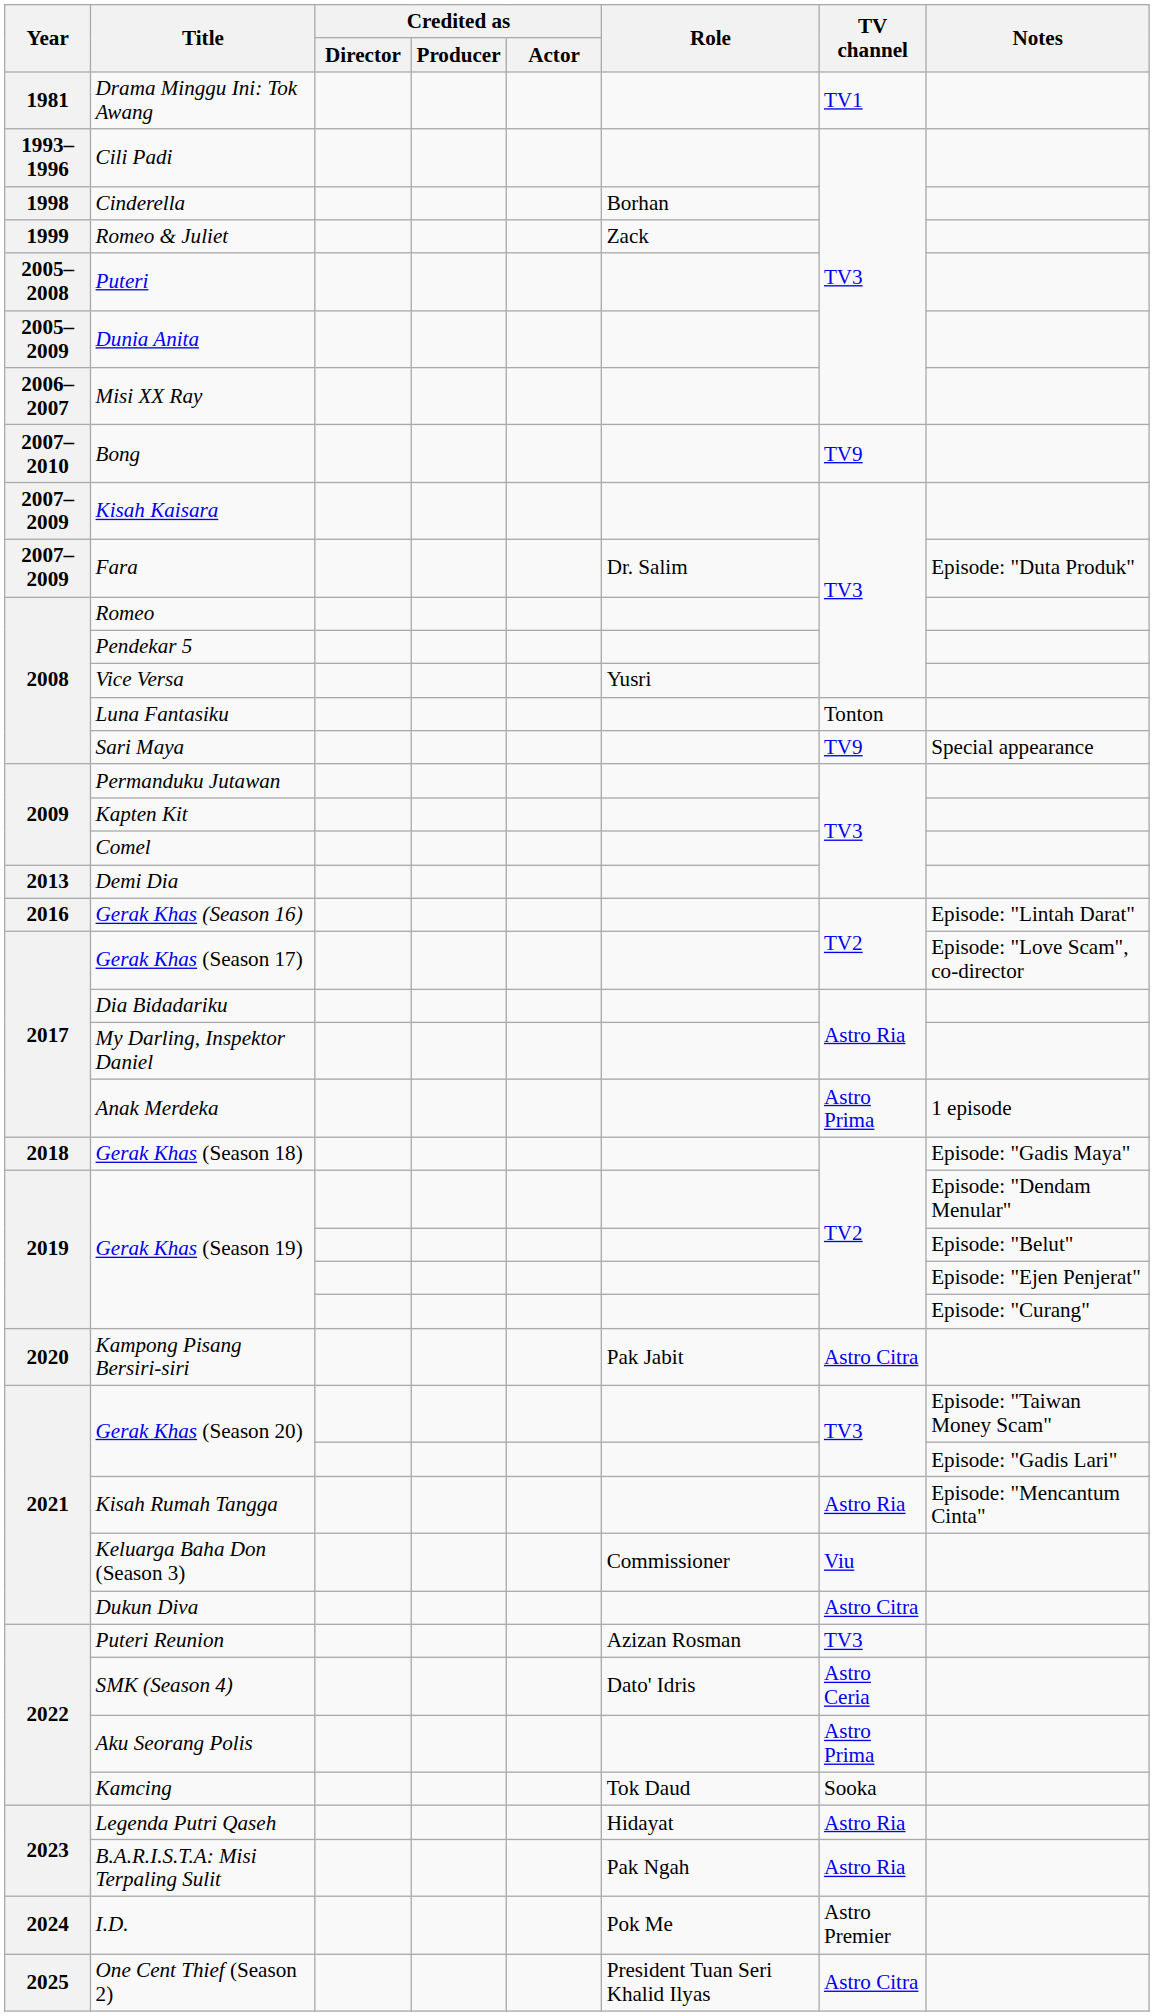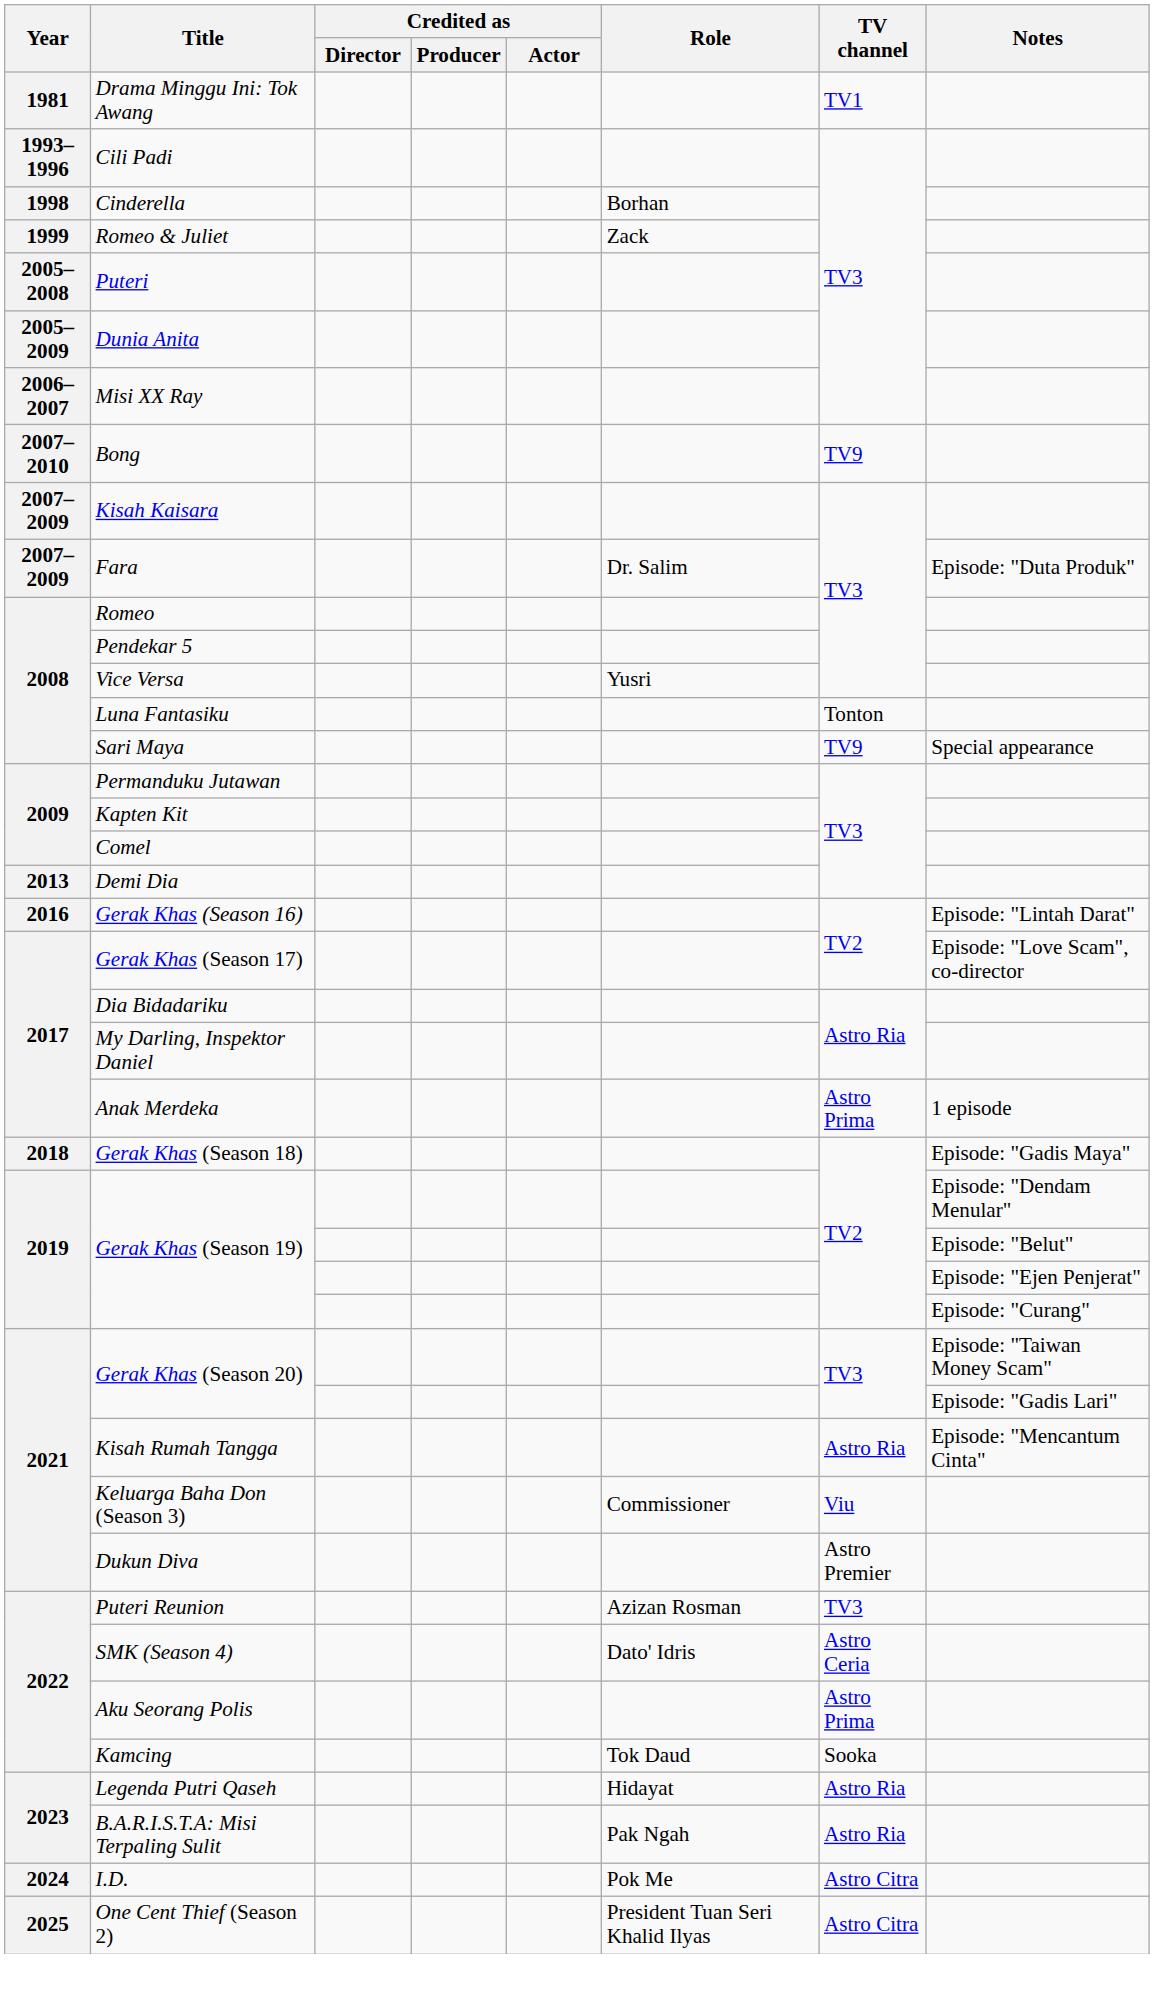- row: (48, 1356)
(871, 1607) Astro Citra -> (857, 1561) Astro Premier
(857, 1924) Astro Premier -> (871, 1879) Astro Citra
